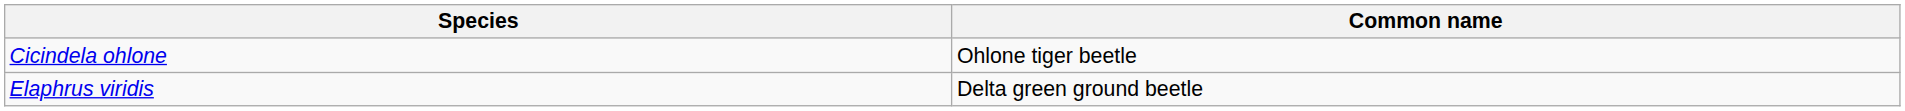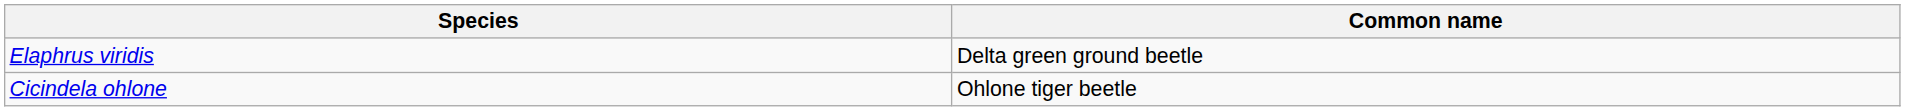rows swapped: (88, 55) <-> (82, 88)
